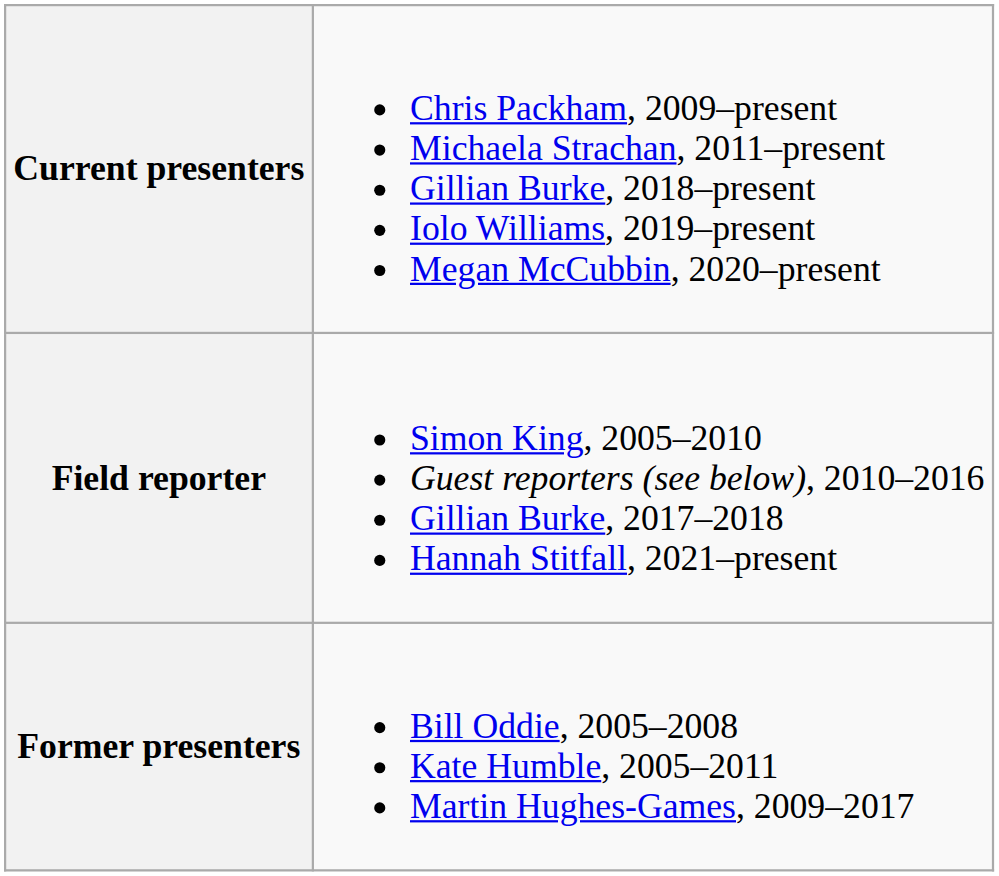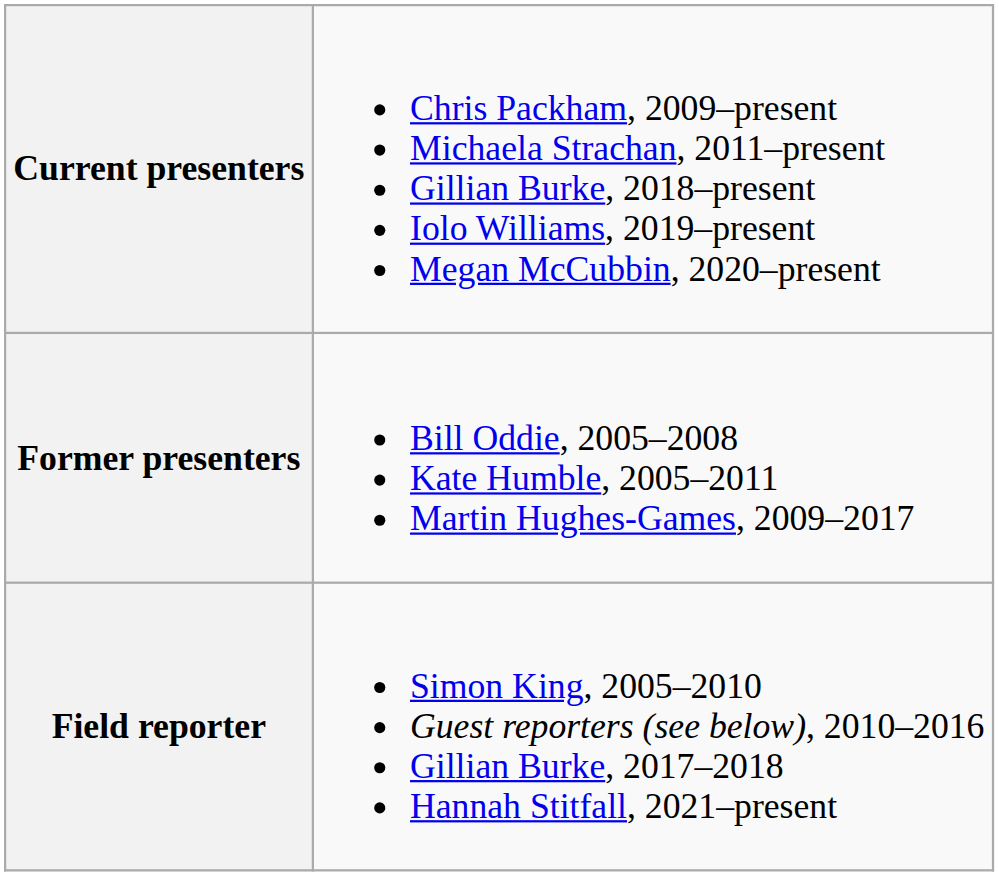rows swapped: (159, 745) <-> (159, 477)
